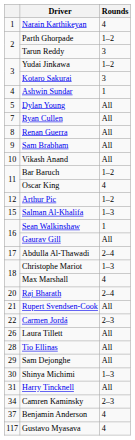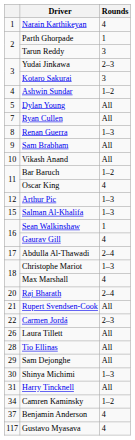(108, 37) 1–2 -> (104, 37) 1
(108, 64) 1–2 -> (108, 64) 2–3
(104, 91) 1 -> (108, 91) 1–2
(107, 131) All -> (108, 131) 1–3
(108, 199) 1–2 -> (108, 199) 1–3
(107, 239) All -> (104, 239) 4
(108, 401) 2–3 -> (108, 401) 1–2
